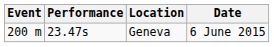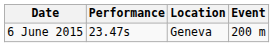columns swapped: (25, 14) <-> (228, 14)
